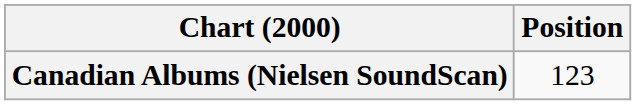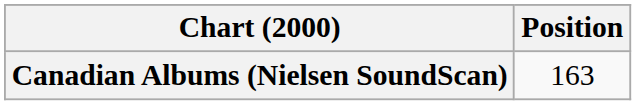(572, 74) 123 -> (572, 74) 163
